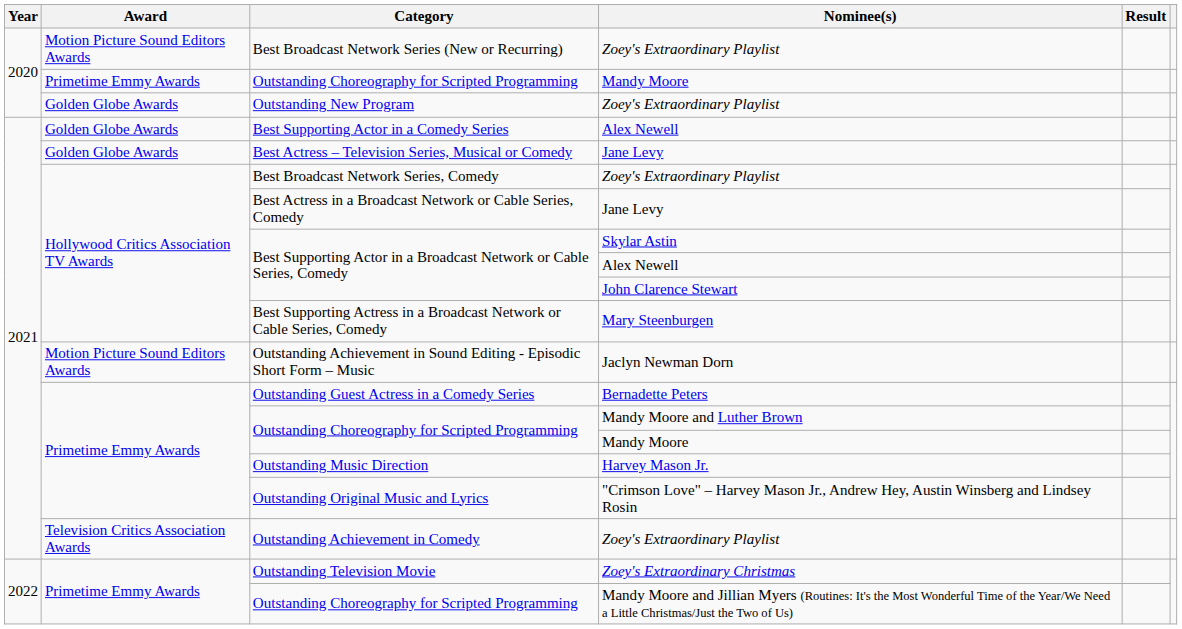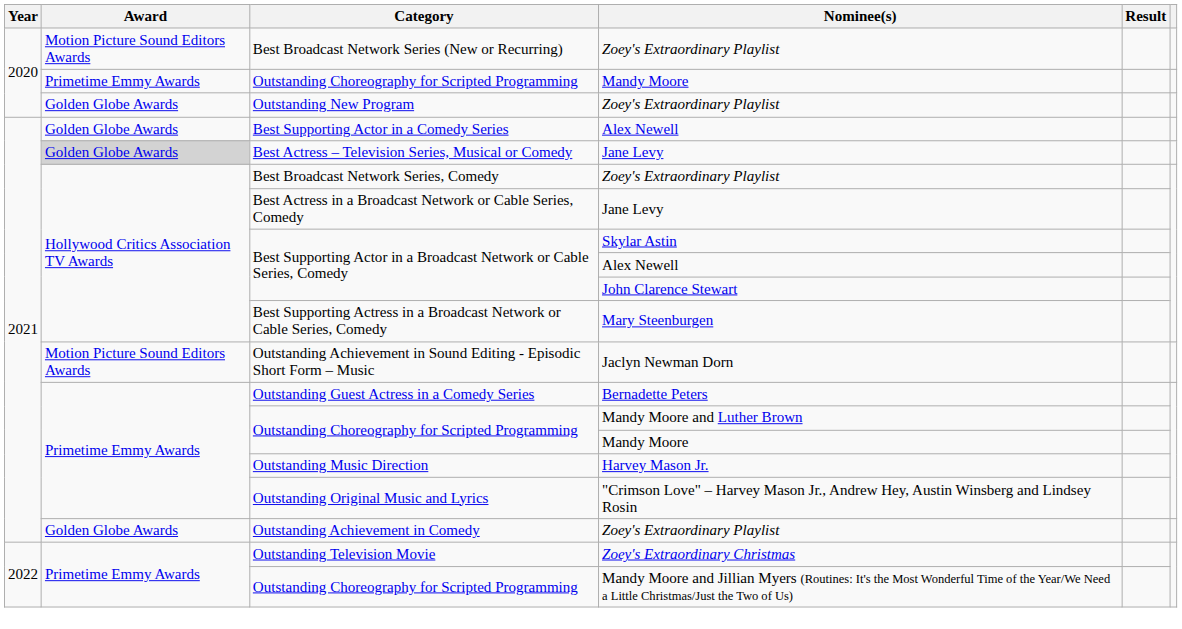(112, 152) no background -> (112, 152) lightgrey background
(135, 538) Television Critics Association Awards -> (112, 530) Golden Globe Awards
